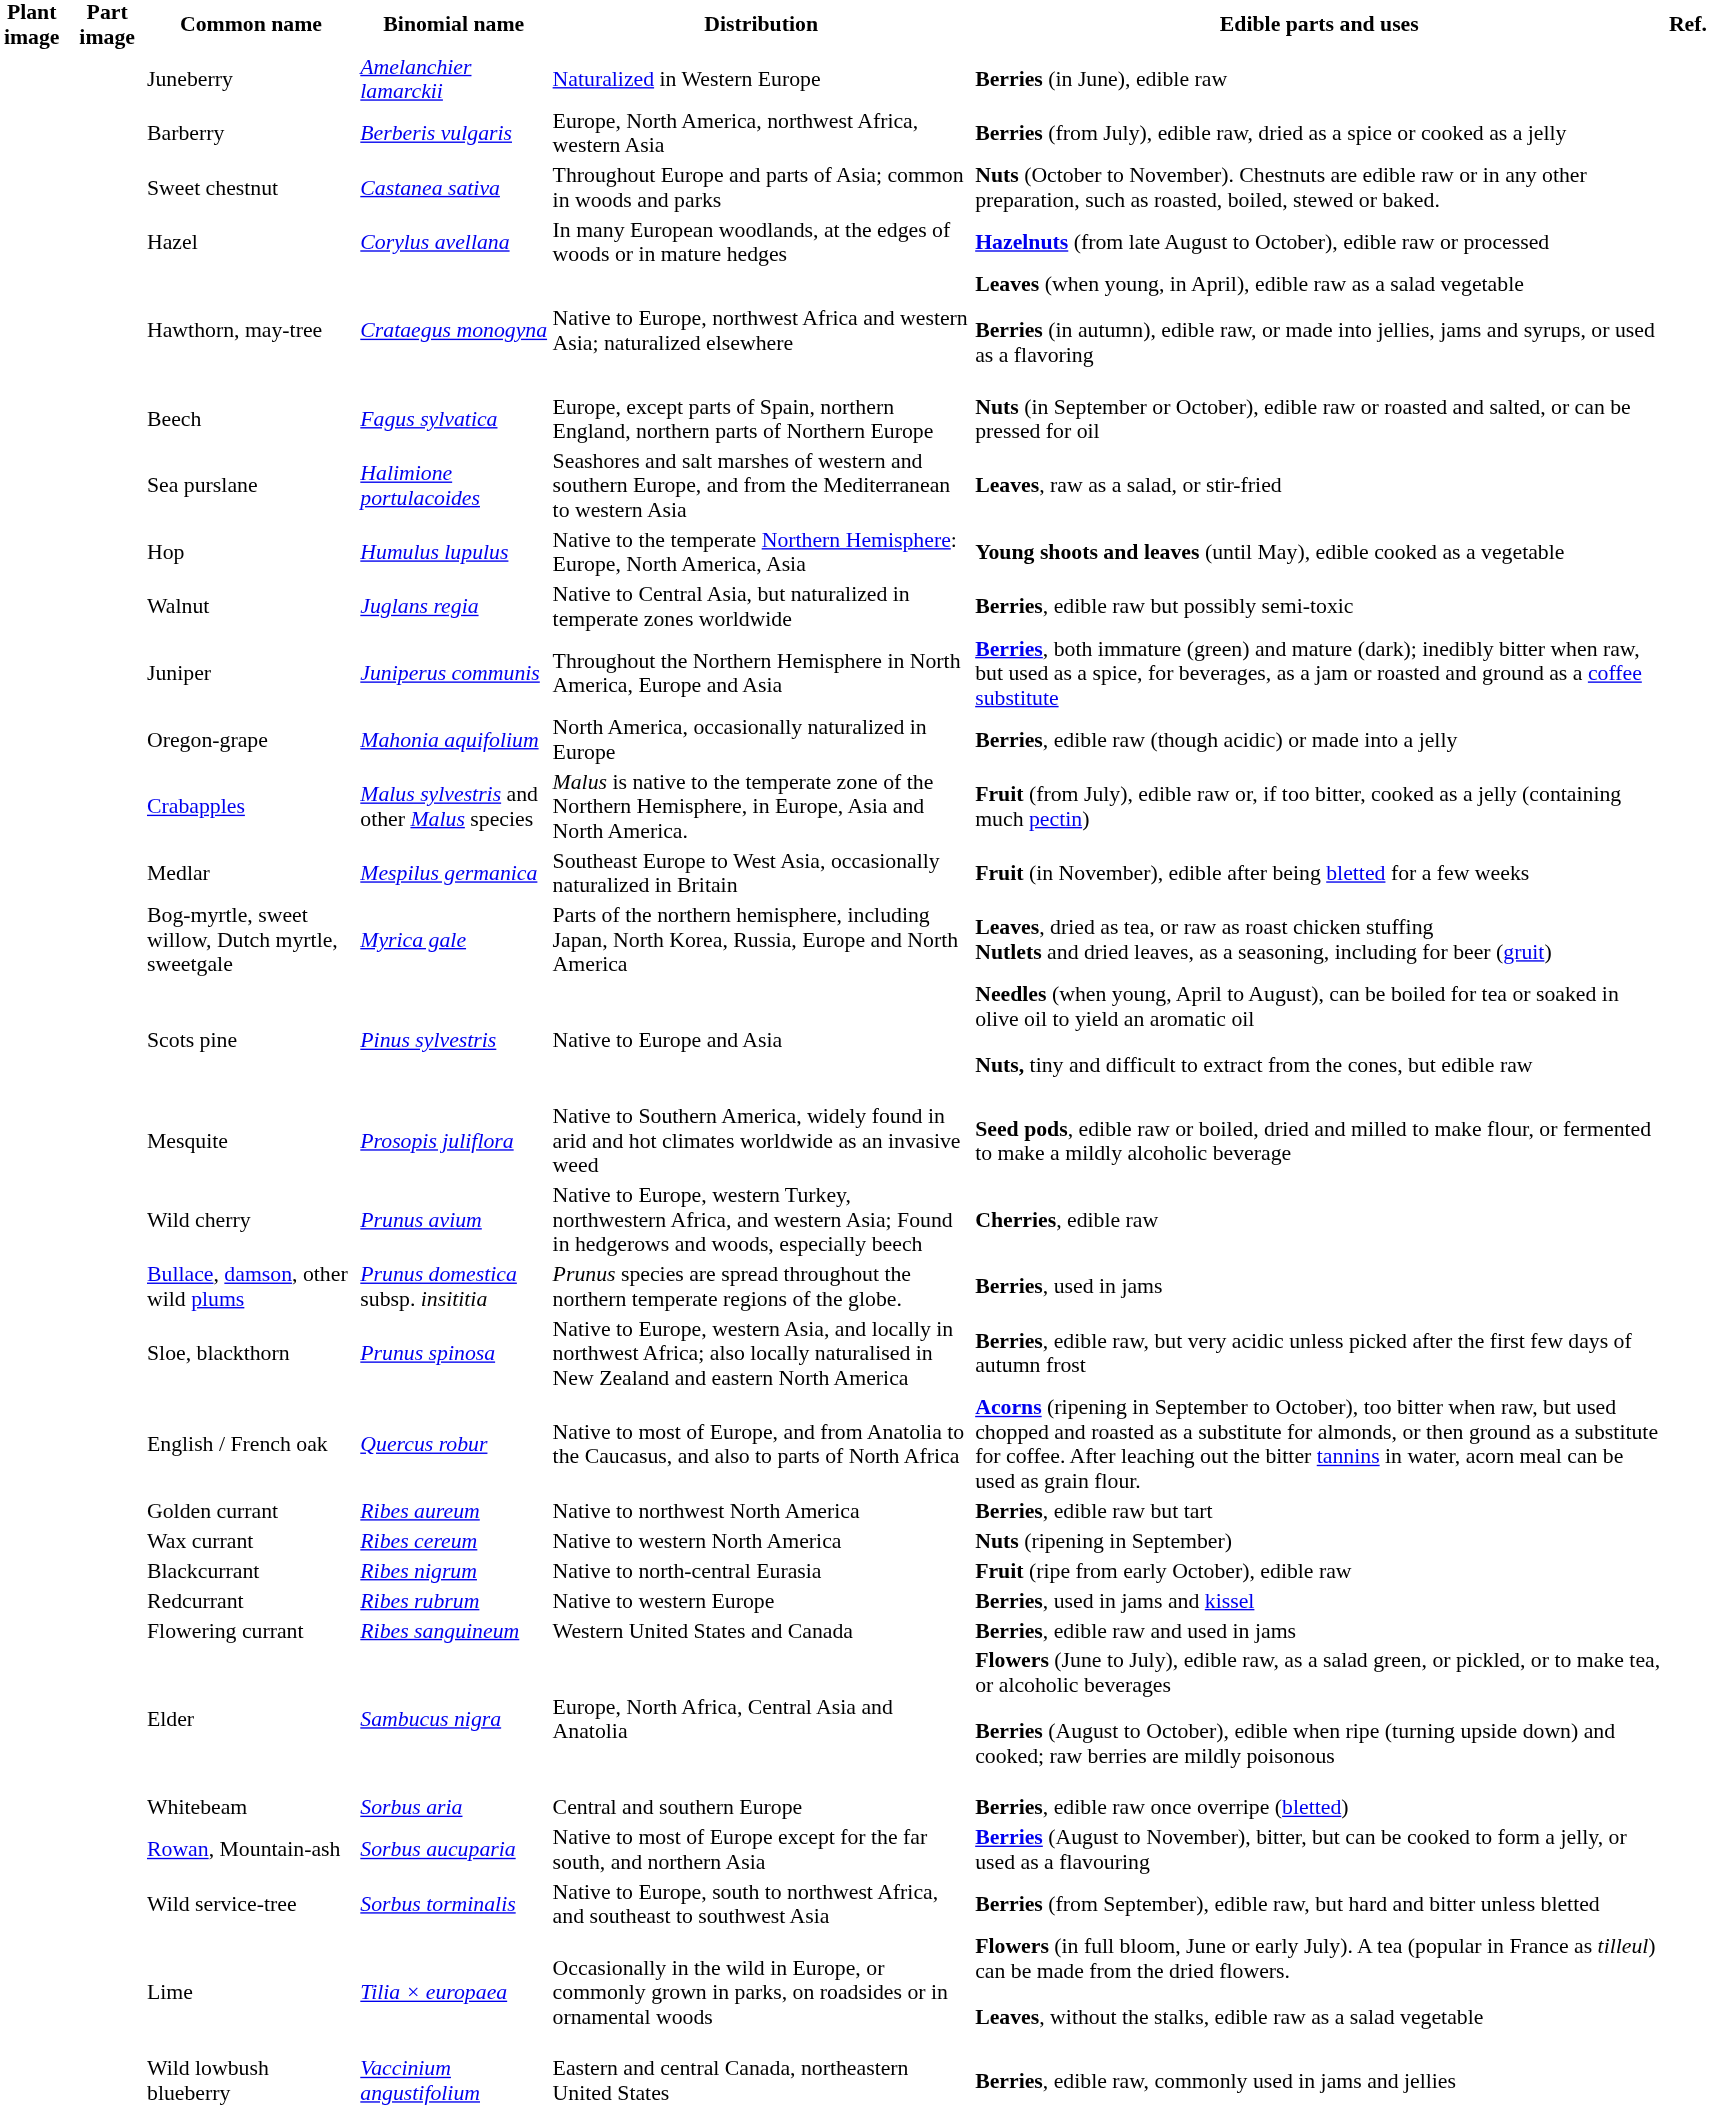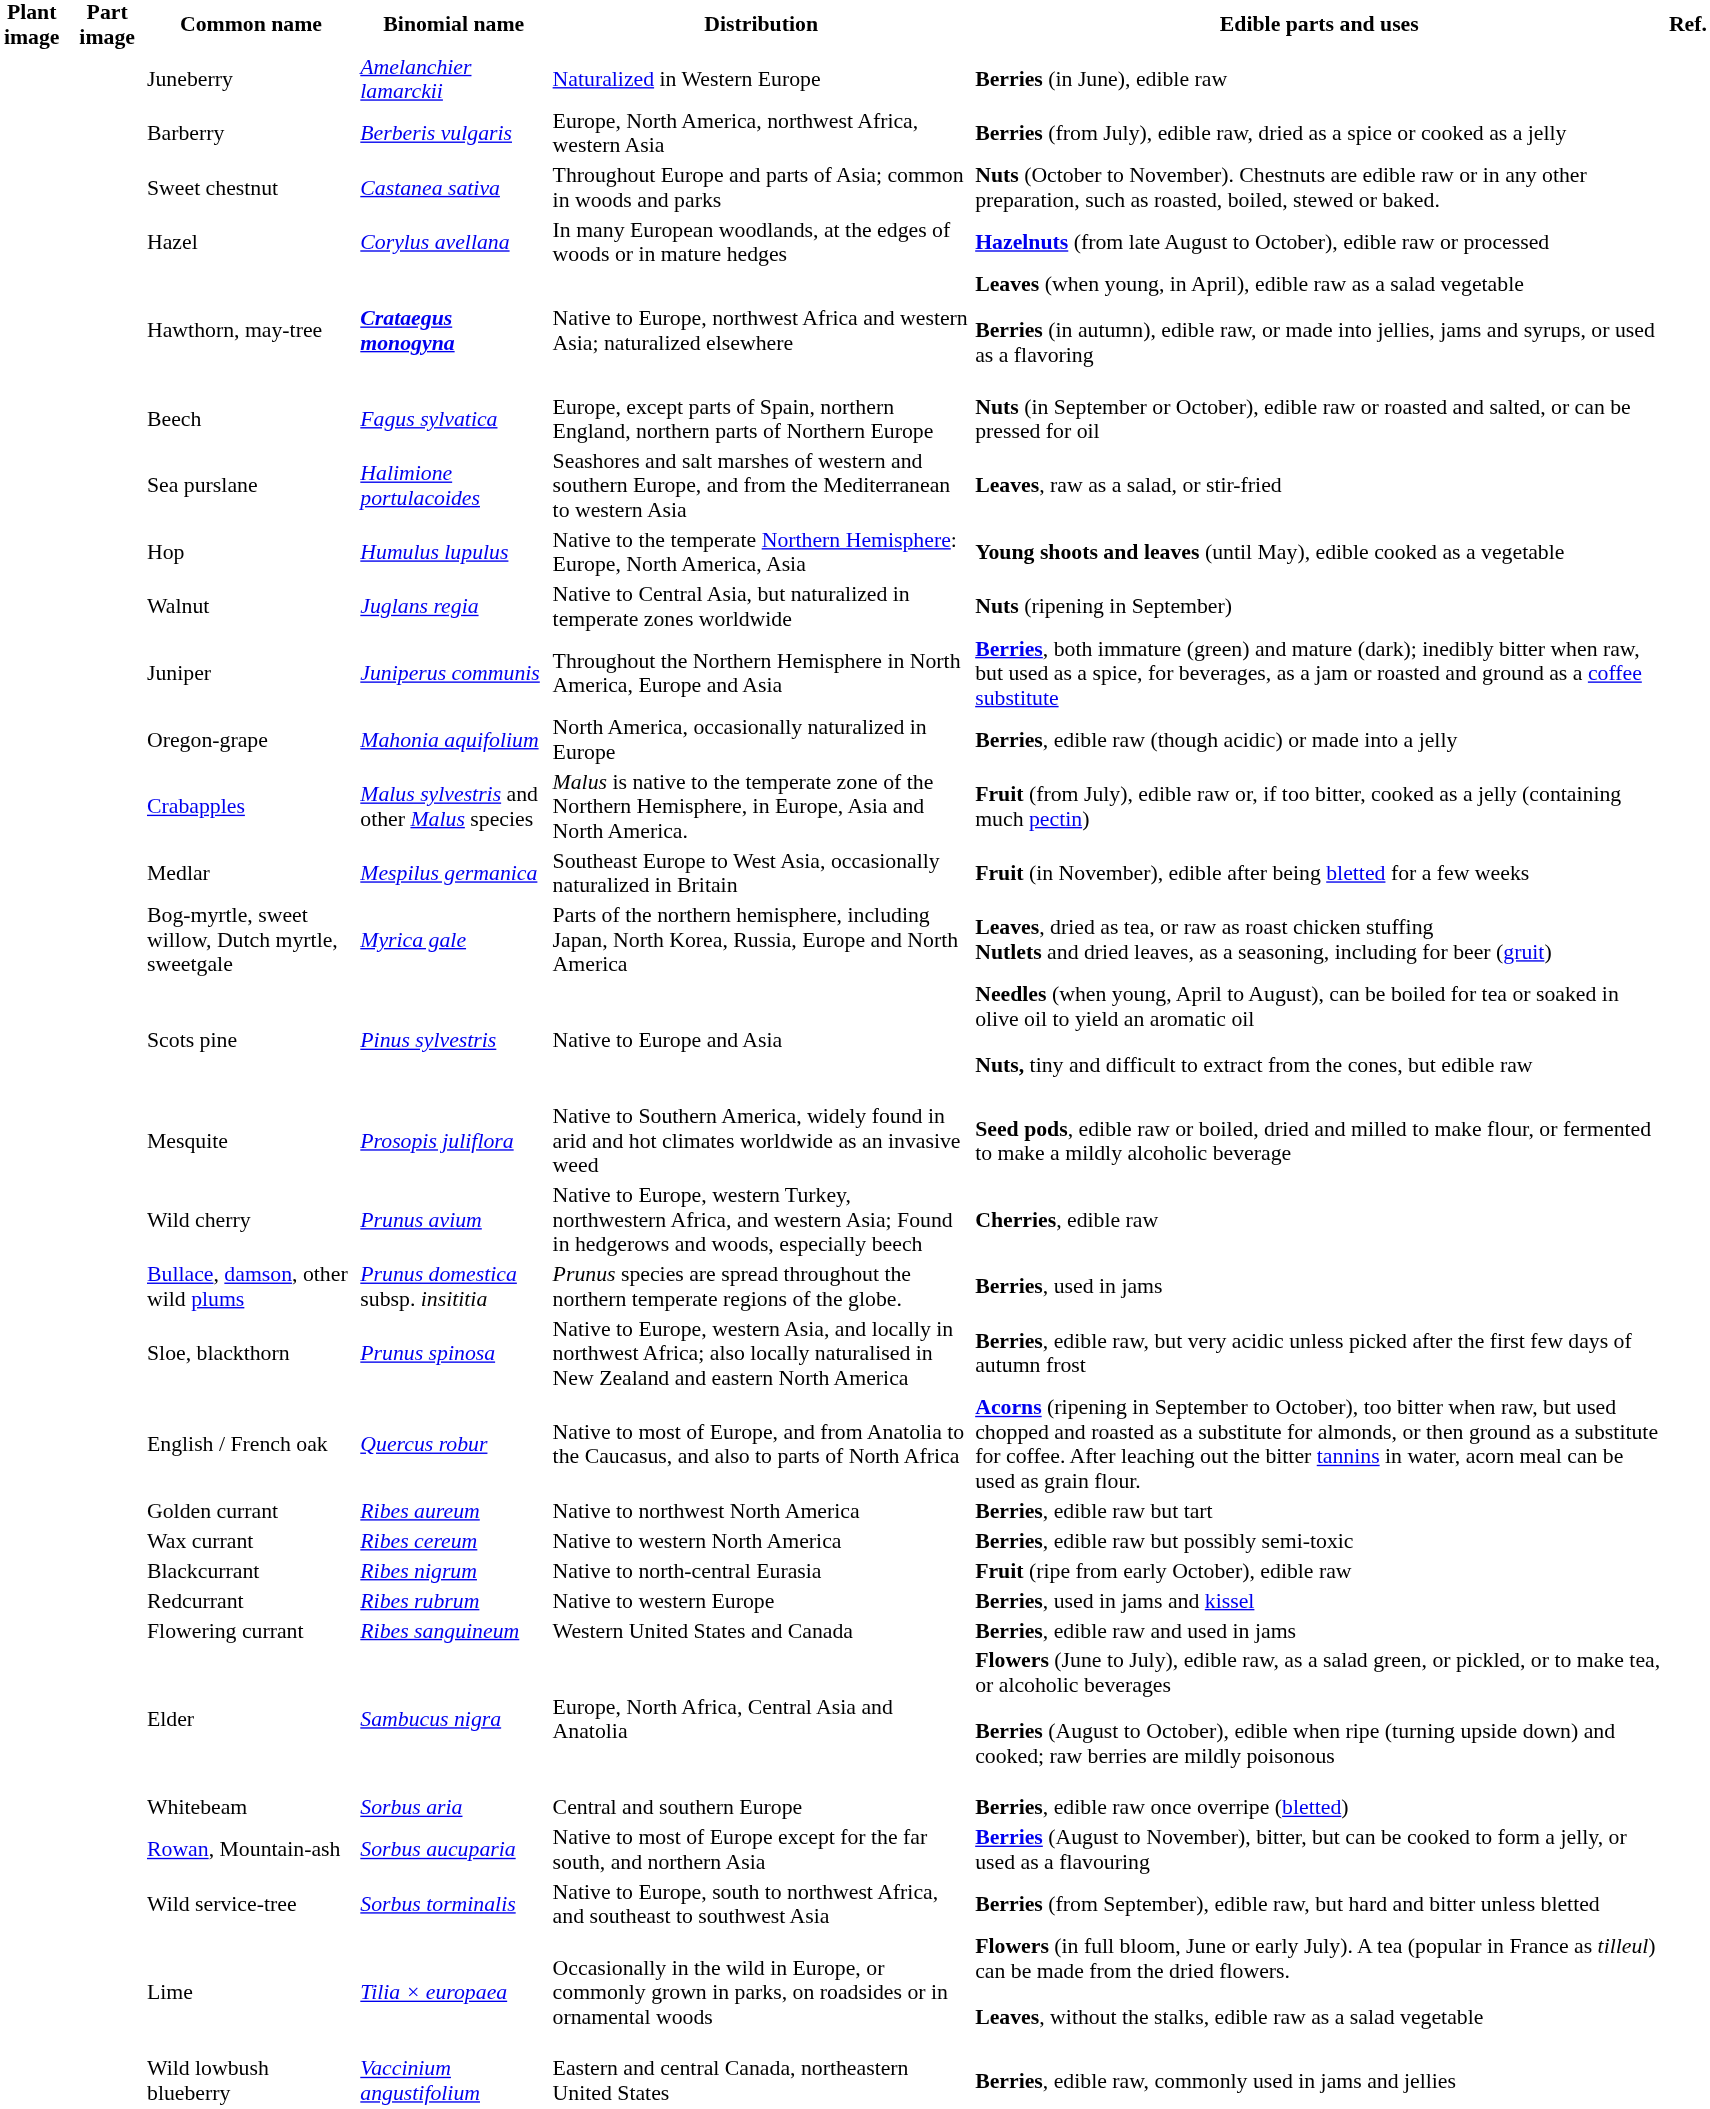(454, 330) normal -> (407, 330) bold
(1164, 606) Berries, edible raw but possibly semi-toxic -> (1104, 606) Nuts (ripening in September)
(1104, 1540) Nuts (ripening in September) -> (1164, 1540) Berries, edible raw but possibly semi-toxic
